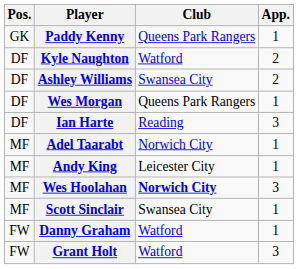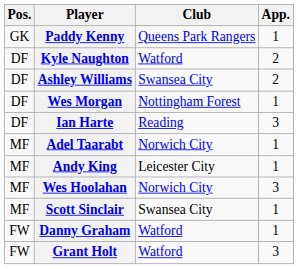(197, 101) Queens Park Rangers -> (189, 101) Nottingham Forest
(177, 187) bold -> (175, 187) normal
